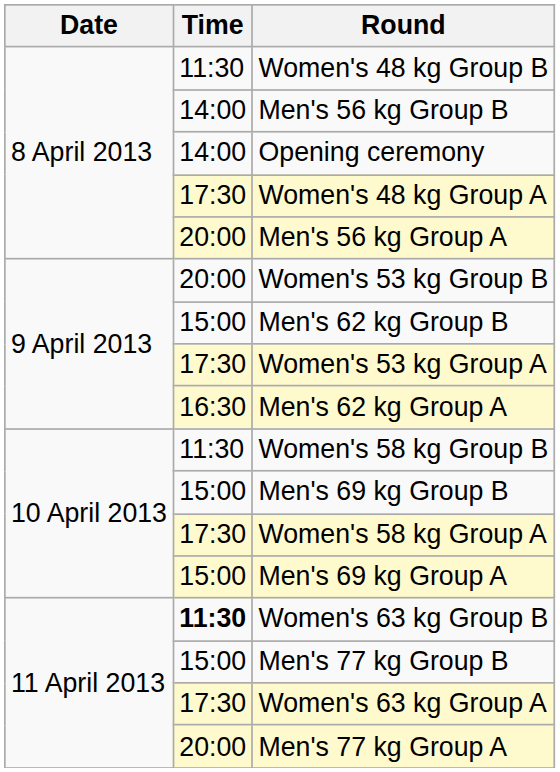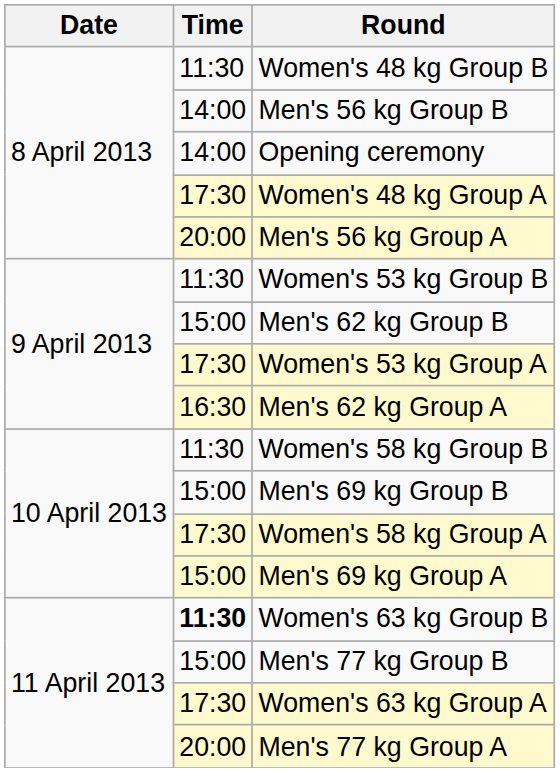(213, 279) 20:00 -> (212, 279) 11:30
